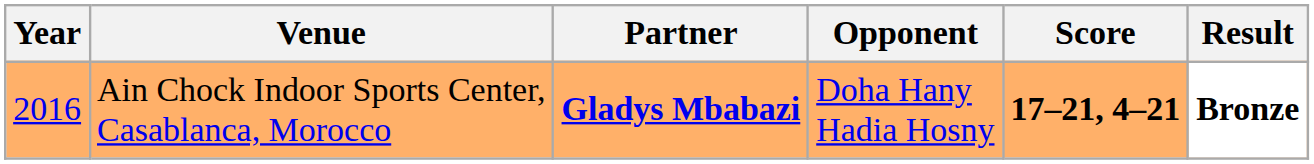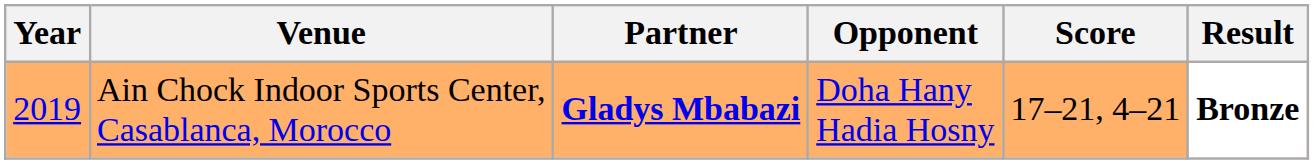(47, 109) 2016 -> (47, 109) 2019
(1095, 109) bold -> (1095, 109) normal
